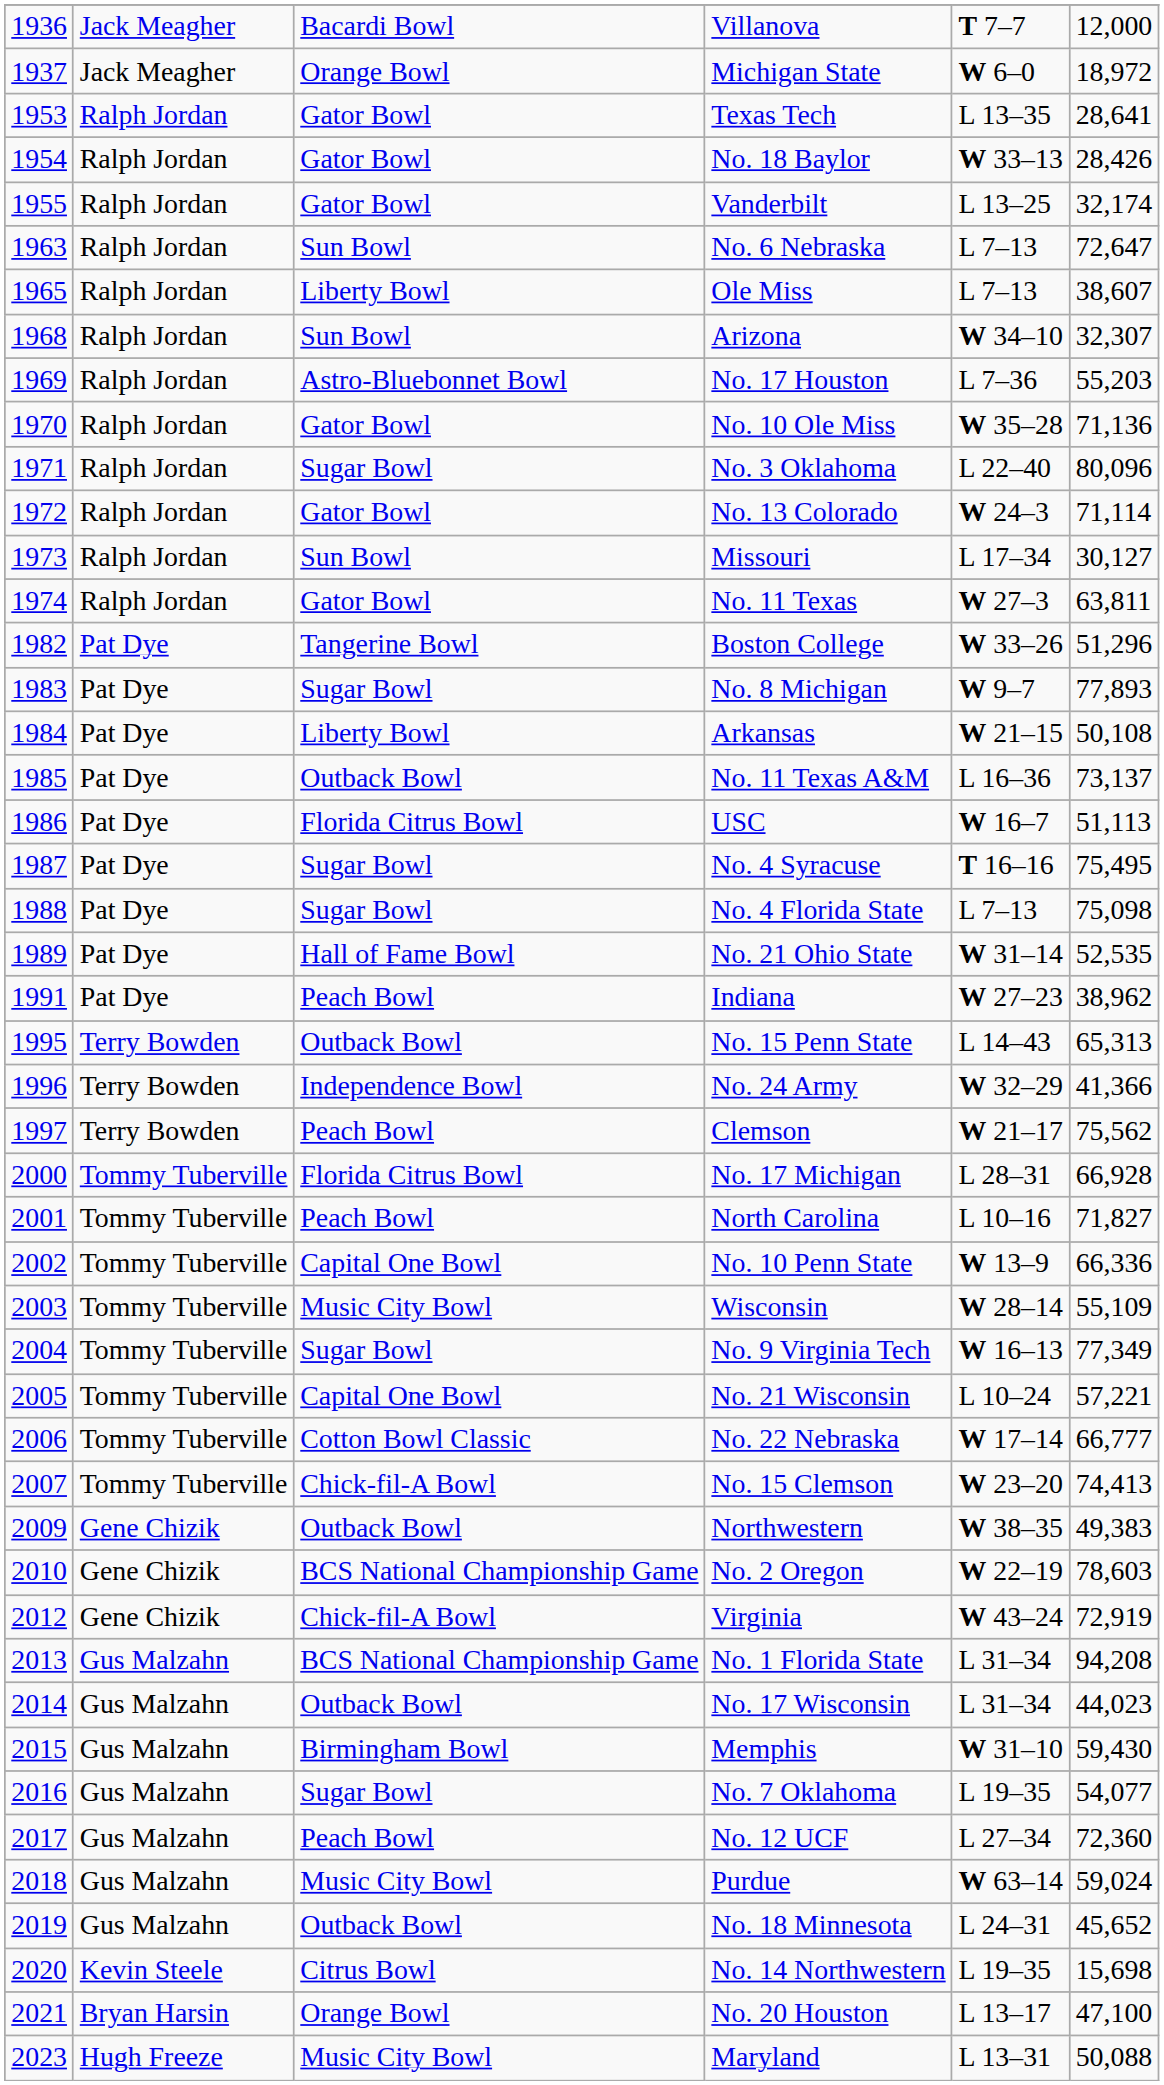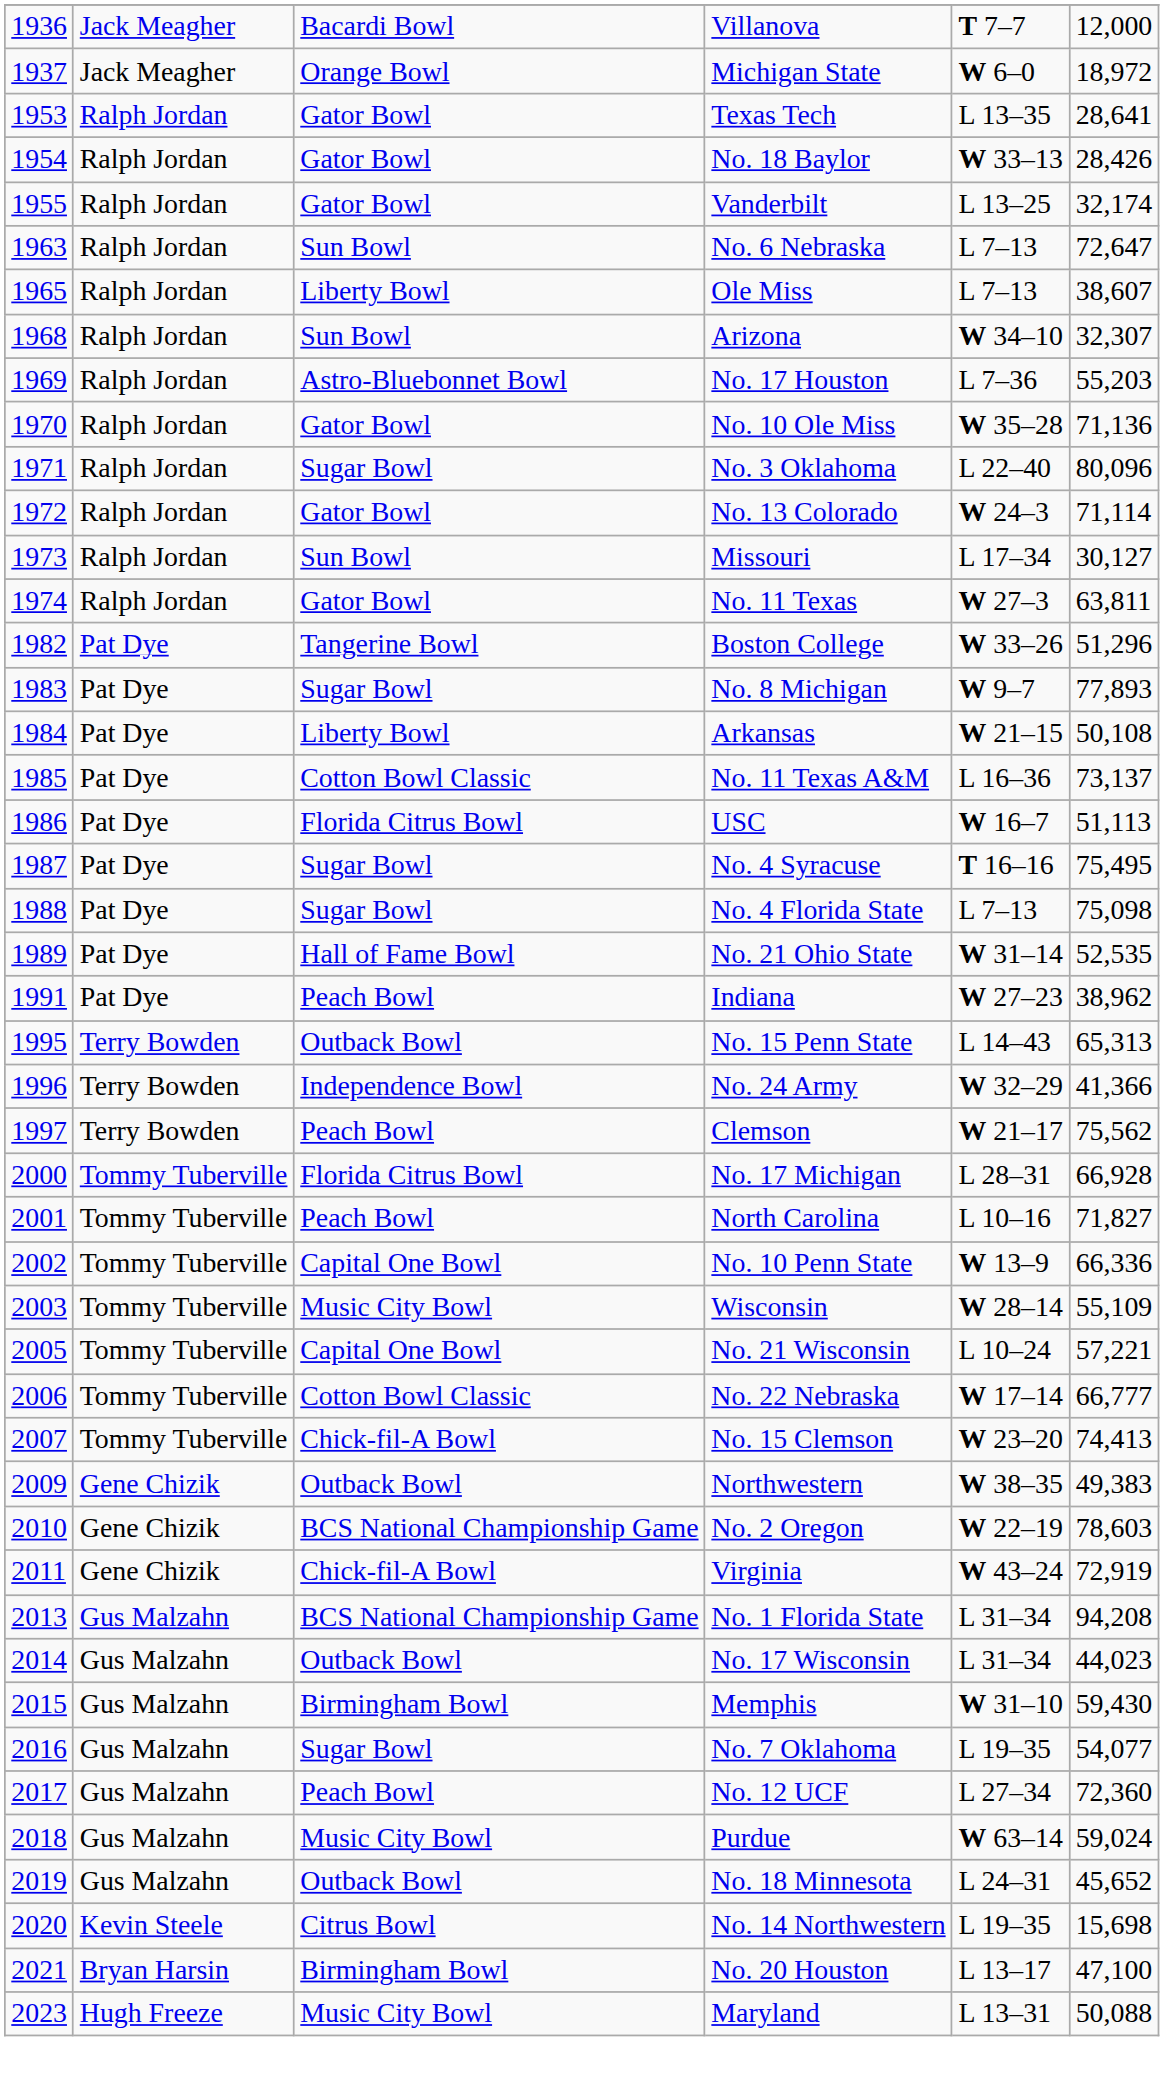(381, 777) Outback Bowl -> (416, 777) Cotton Bowl Classic
- row: (821, 1351)
(39, 1616) 2012 -> (39, 1571) 2011
(375, 2013) Orange Bowl -> (404, 1969) Birmingham Bowl
